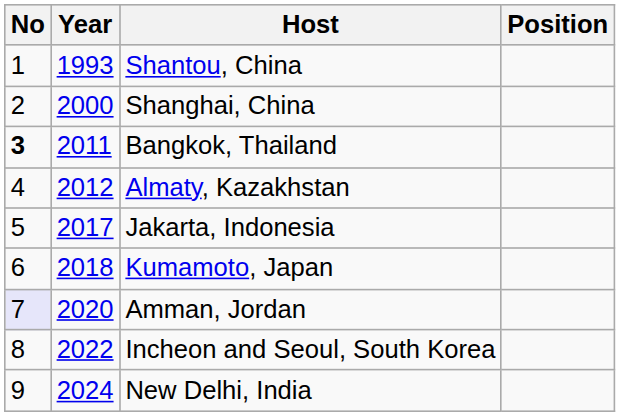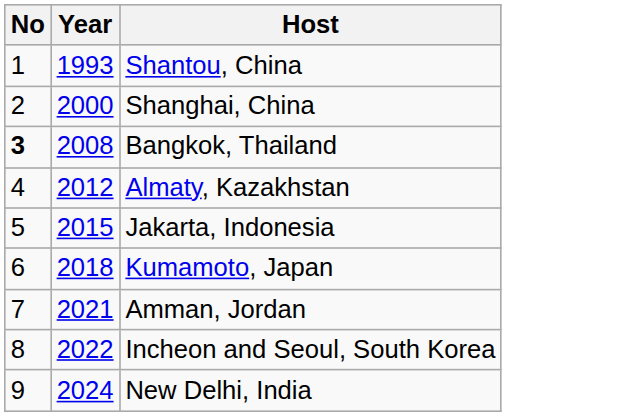- column: (558, 24)
(84, 146) 2011 -> (85, 146) 2008
(85, 227) 2017 -> (85, 227) 2015
(18, 308) lavender background -> (18, 308) no background
(85, 308) 2020 -> (85, 308) 2021
